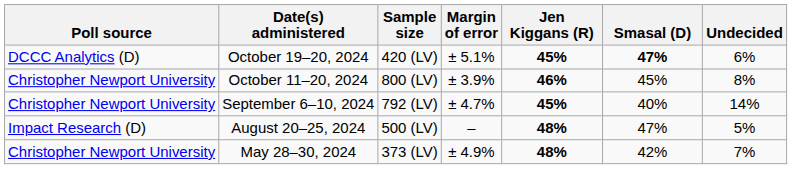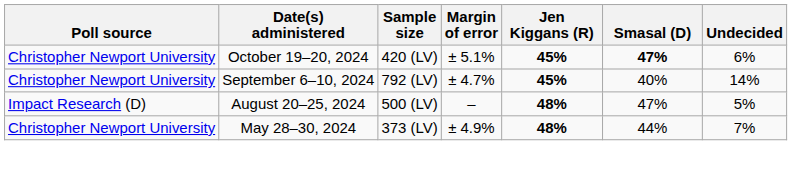(74, 57) DCCC Analytics (D) -> (112, 57) Christopher Newport University
- row: (298, 81)
(652, 152) 42% -> (652, 128) 44%
